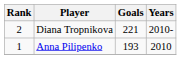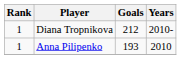(19, 29) 2 -> (19, 29) 1
(131, 29) 221 -> (131, 29) 212
